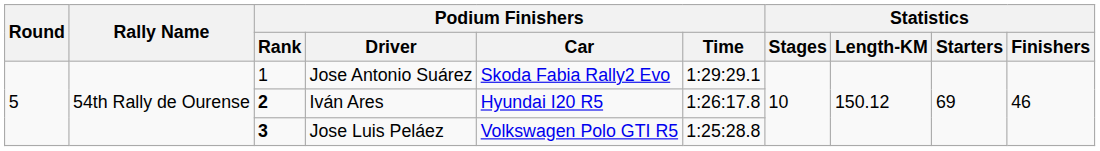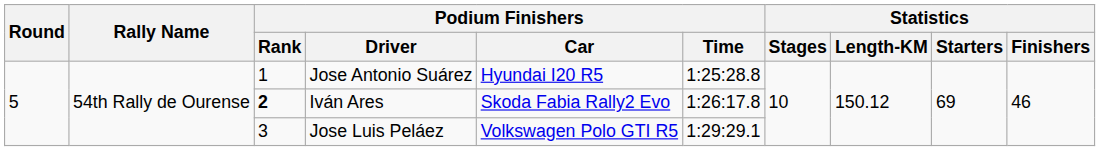(575, 74) Skoda Fabia Rally2 Evo -> (542, 74) Hyundai I20 R5
(723, 74) 1:29:29.1 -> (723, 74) 1:25:28.8
(542, 103) Hyundai I20 R5 -> (575, 103) Skoda Fabia Rally2 Evo
(263, 131) bold -> (263, 131) normal
(723, 131) 1:25:28.8 -> (723, 131) 1:29:29.1
